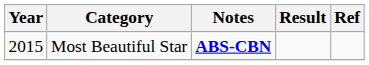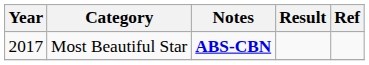(26, 45) 2015 -> (26, 45) 2017
